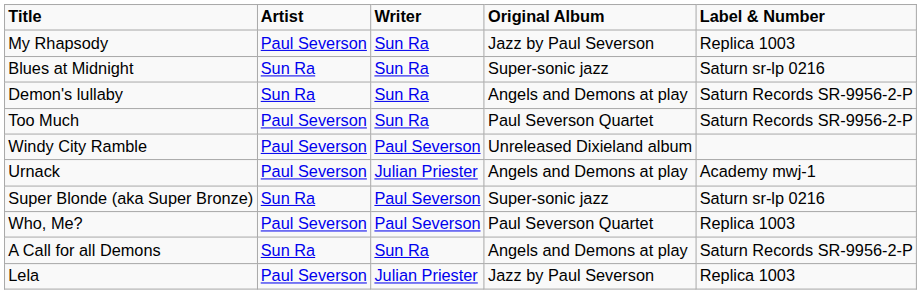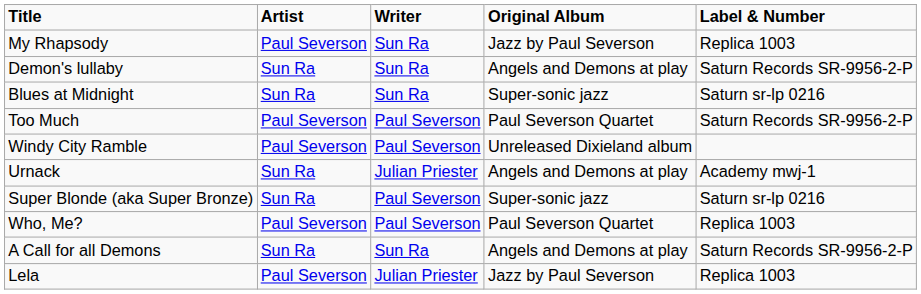rows swapped: (71, 69) <-> (66, 95)
(402, 120) Sun Ra -> (427, 120) Paul Severson
(314, 172) Paul Severson -> (288, 172) Sun Ra
